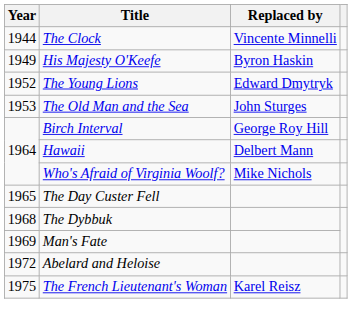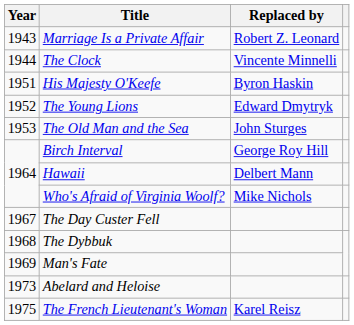+ row: (123, 38)
(22, 60) 1949 -> (22, 83) 1951
(22, 196) 1965 -> (22, 219) 1967
(22, 264) 1972 -> (22, 286) 1973
